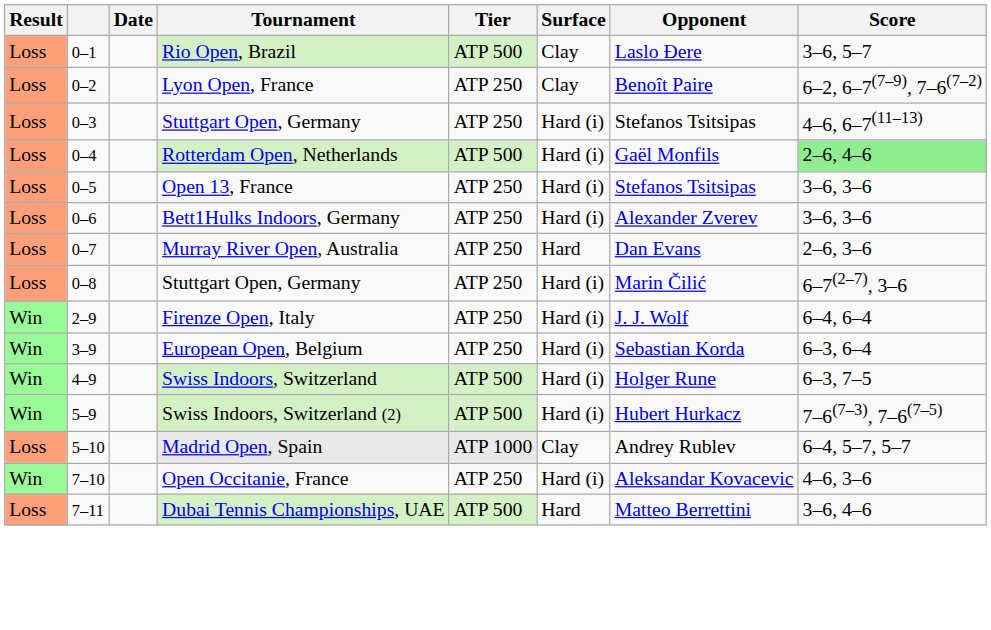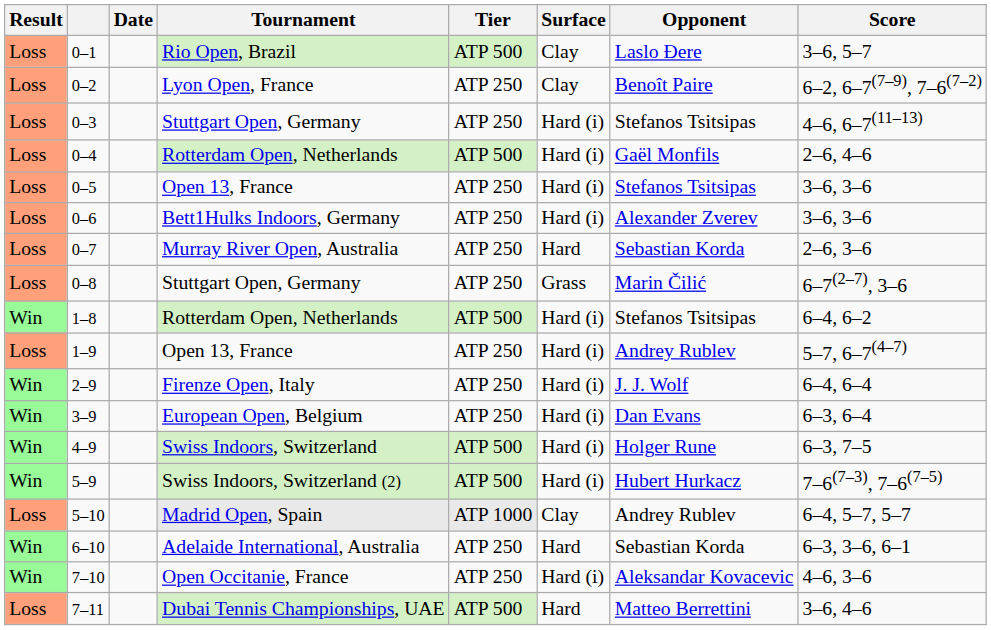(837, 155) lightgreen background -> (837, 155) no background
(658, 249) Dan Evans -> (680, 249) Sebastian Korda
(573, 283) Hard (i) -> (564, 283) Grass
+ row: (84, 318)
+ row: (84, 352)
(680, 348) Sebastian Korda -> (658, 415) Dan Evans
+ row: (88, 547)
